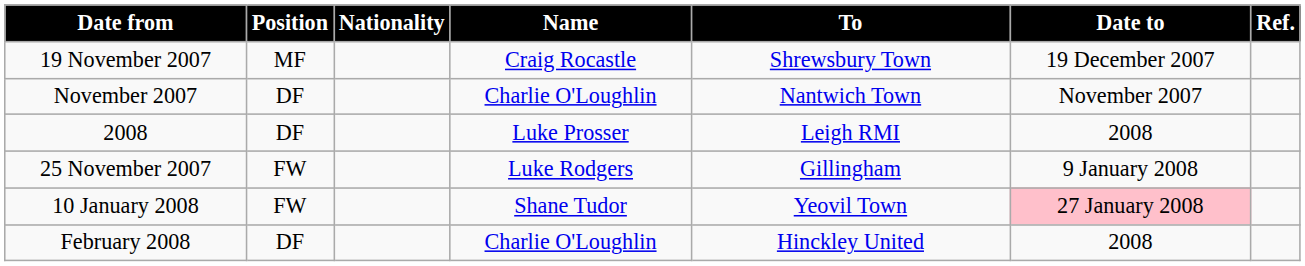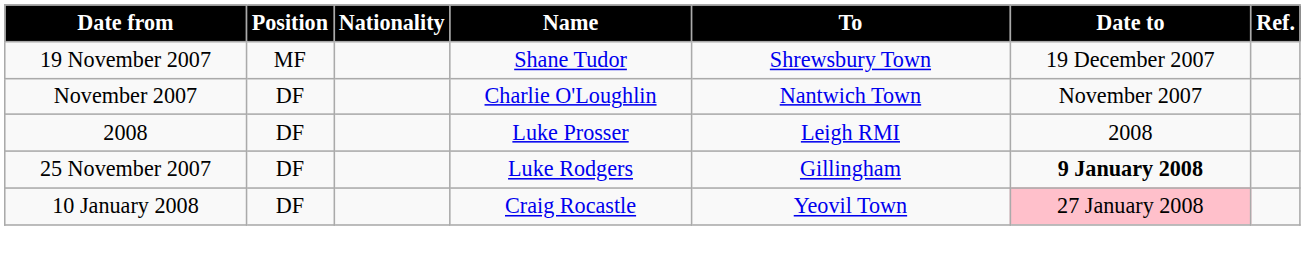(571, 59) Craig Rocastle -> (571, 59) Shane Tudor
(290, 169) FW -> (290, 169) DF
(1130, 169) normal -> (1130, 169) bold
(290, 206) FW -> (290, 206) DF
(571, 206) Shane Tudor -> (571, 206) Craig Rocastle
- row: (125, 242)
